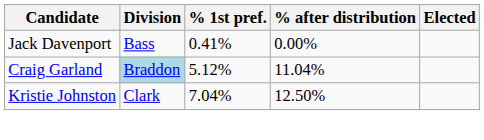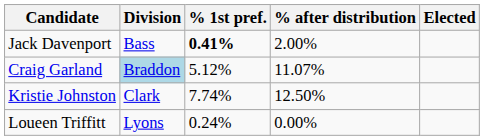(210, 43) normal -> (211, 43) bold
(296, 43) 0.00% -> (296, 43) 2.00%
(299, 69) 11.04% -> (299, 69) 11.07%
(210, 95) 7.04% -> (210, 95) 7.74%
+ row: (57, 122)
